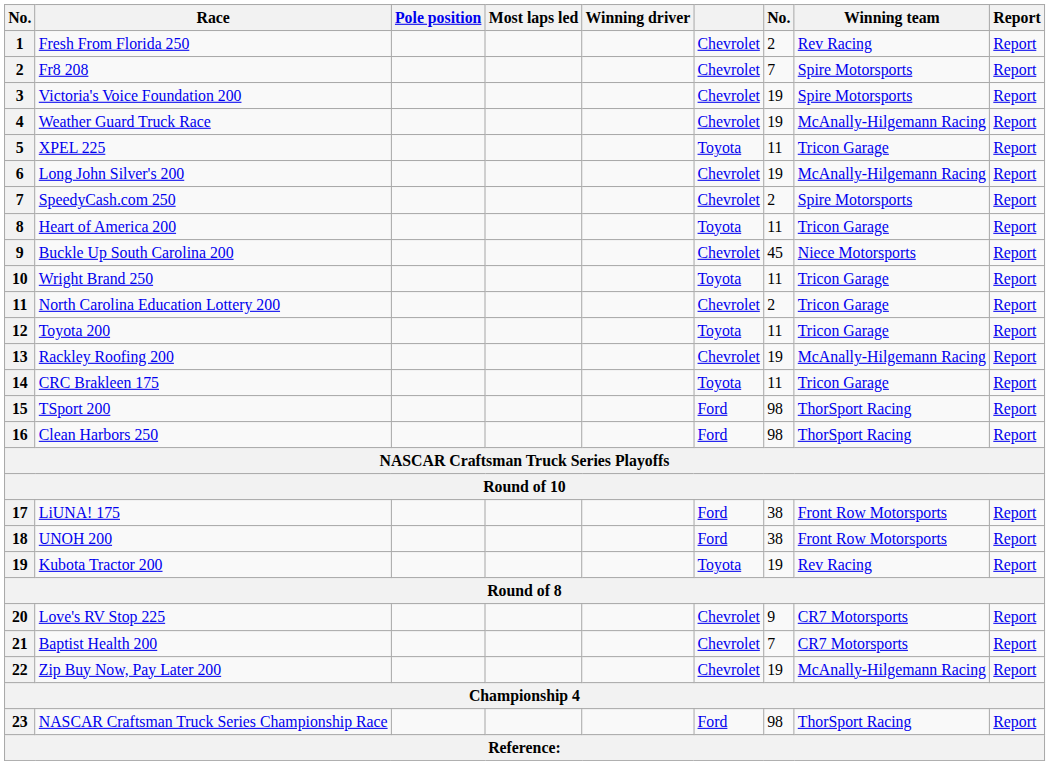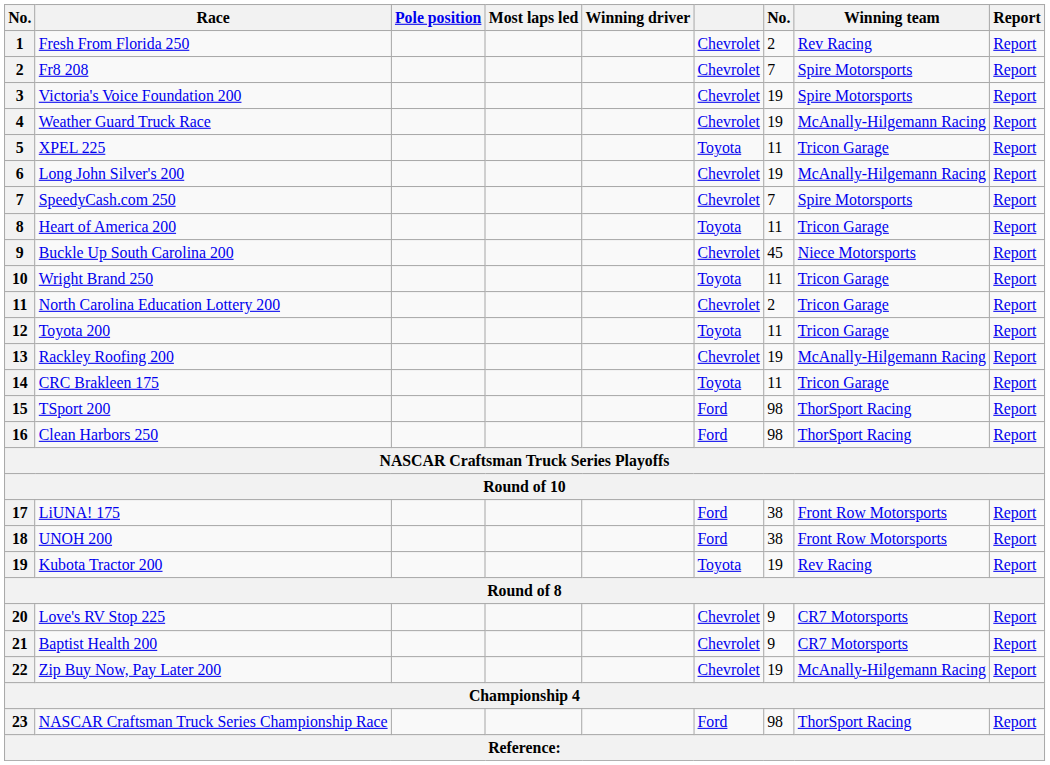(771, 200) 2 -> (771, 200) 7
(771, 643) 7 -> (771, 643) 9
